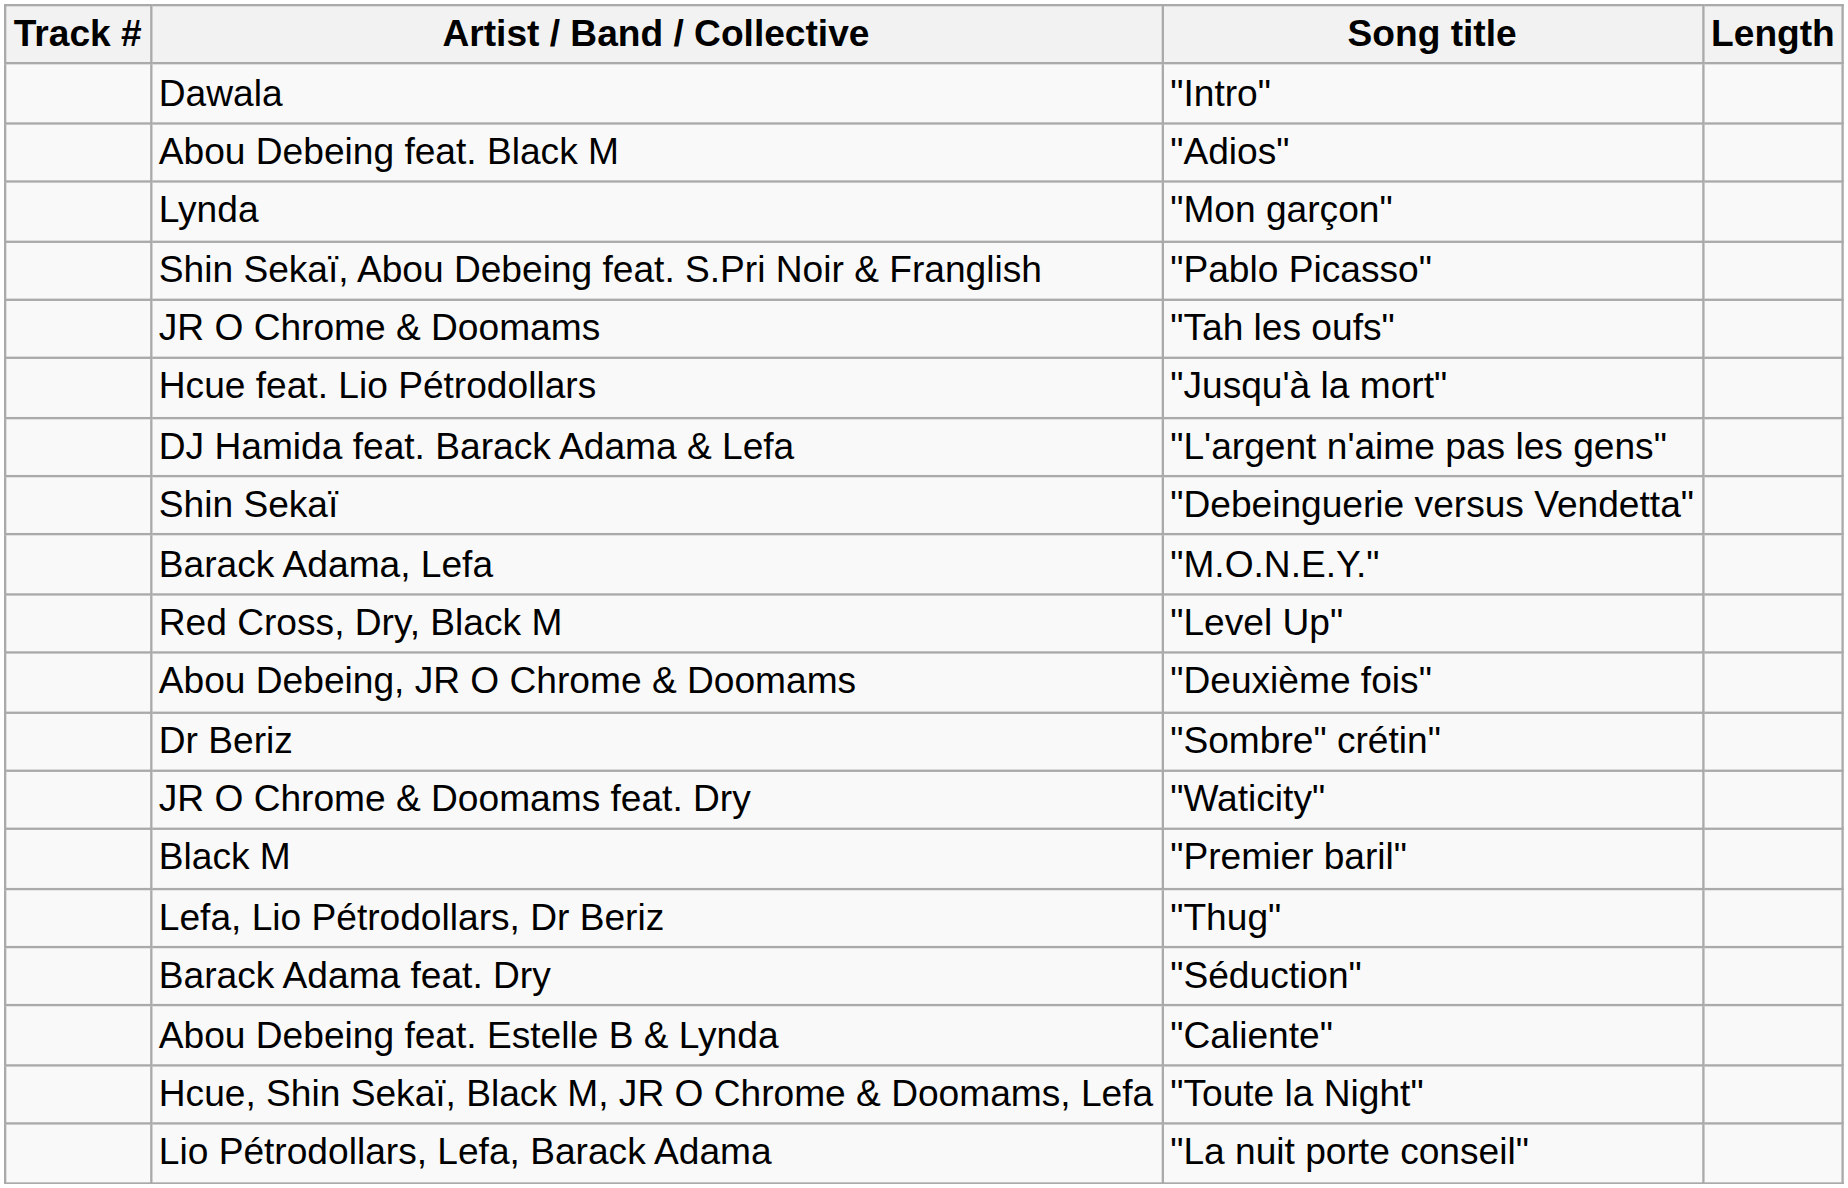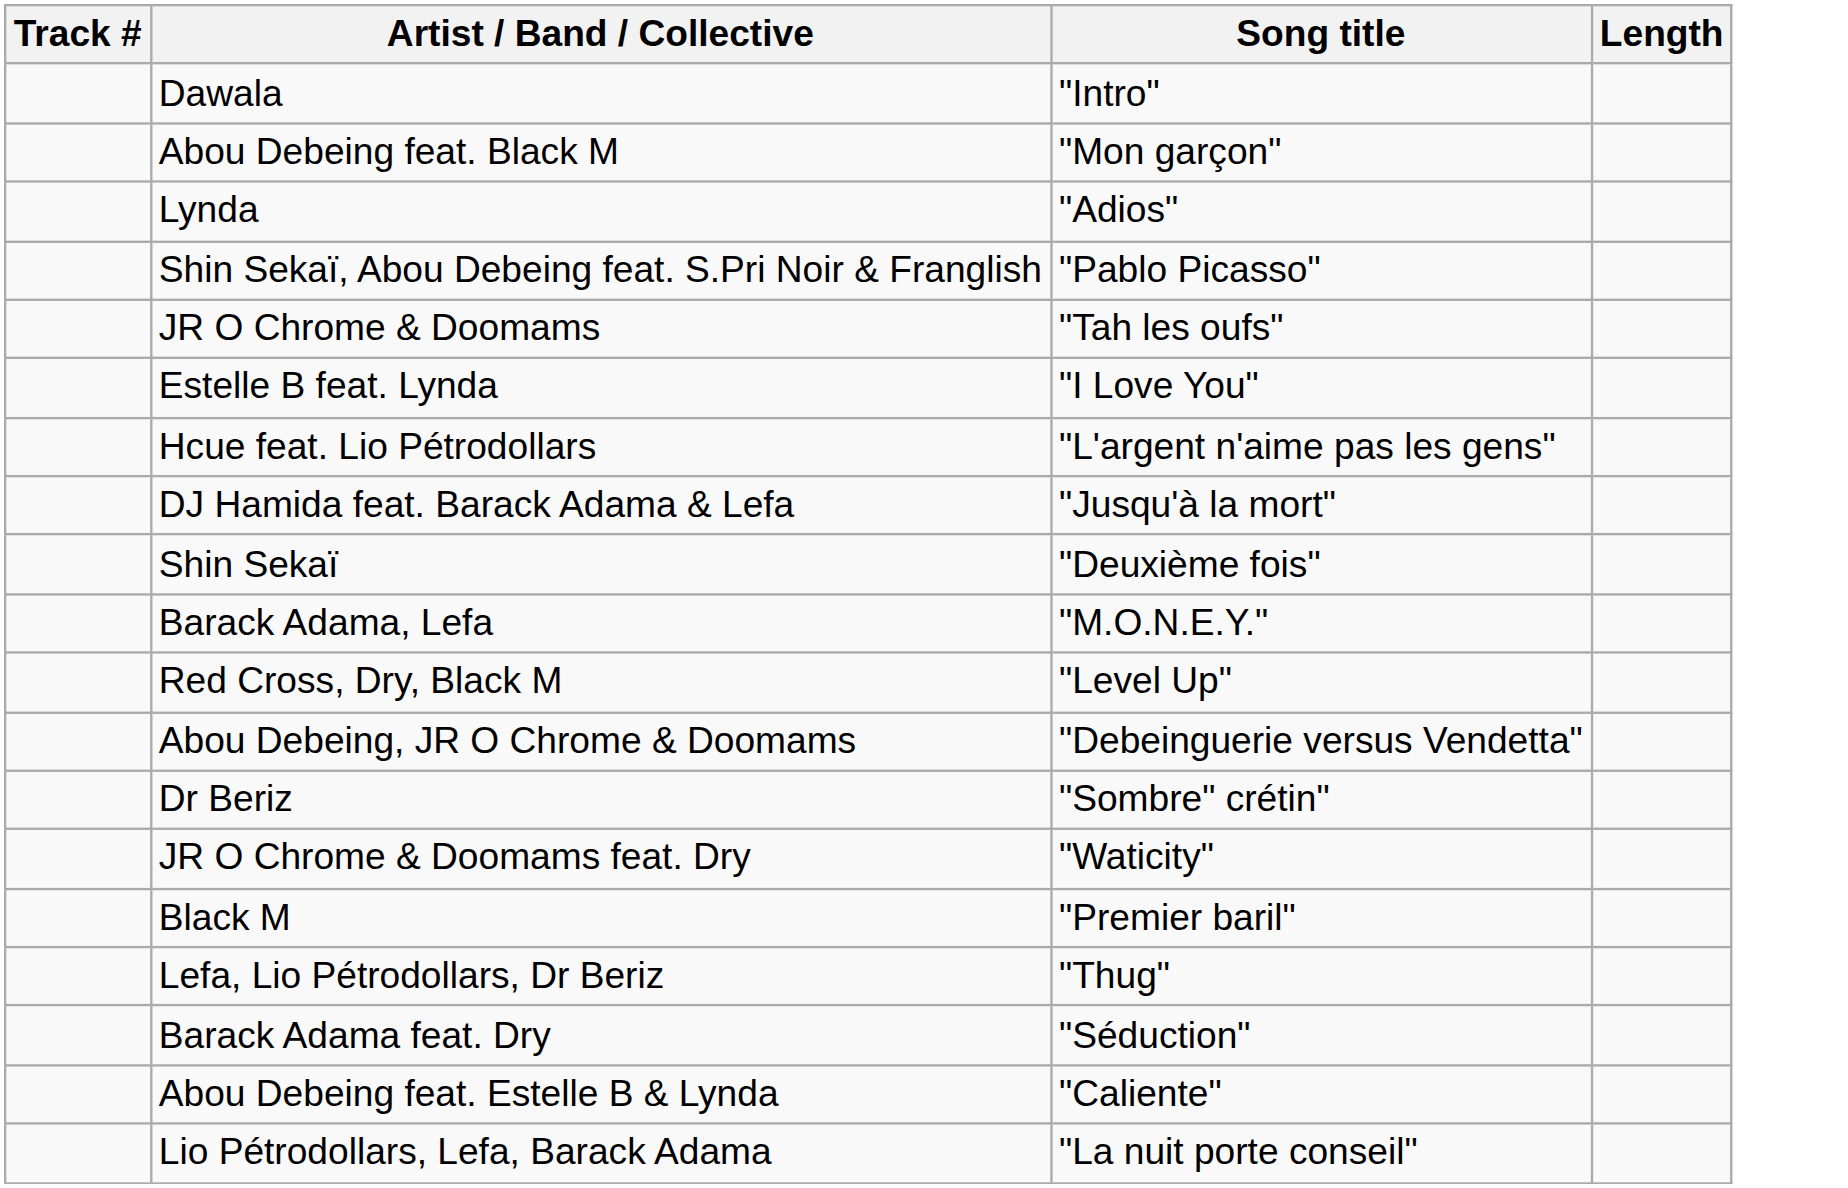(1230, 151) "Adios" -> (1170, 151) "Mon garçon"
(1281, 210) "Mon garçon" -> (1119, 210) "Adios"
+ row: (328, 387)
(1309, 387) "Jusqu'à la mort" -> (1307, 446) "L'argent n'aime pas les gens"
(1419, 446) "L'argent n'aime pas les gens" -> (1197, 504) "Jusqu'à la mort"
(1432, 504) "Debeinguerie versus Vendetta" -> (1190, 563) "Deuxième fois"
(1301, 681) "Deuxième fois" -> (1321, 740) "Debeinguerie versus Vendetta"
- row: (656, 1093)
